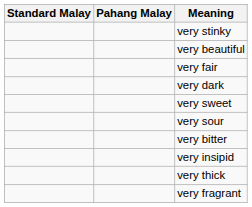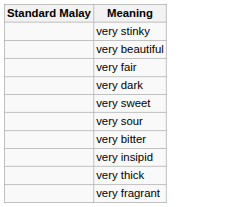- column: (134, 13)
